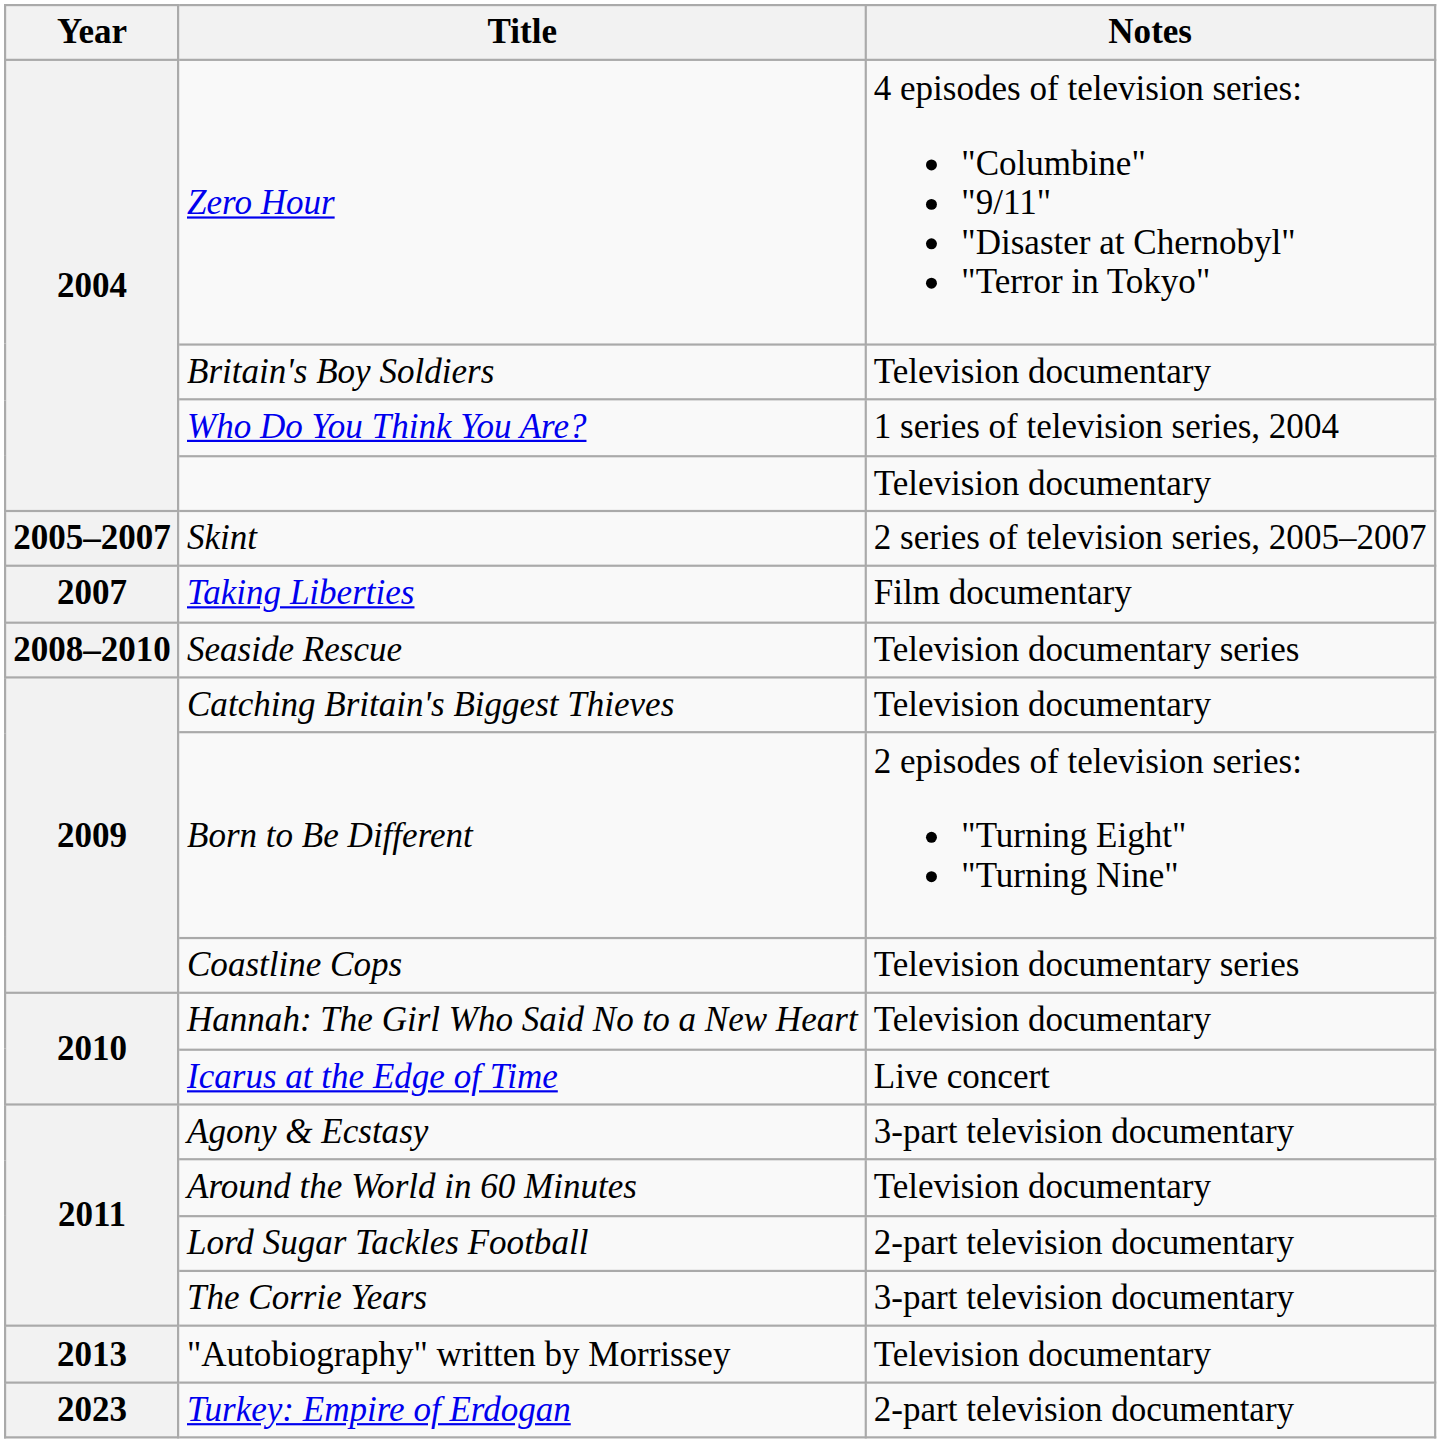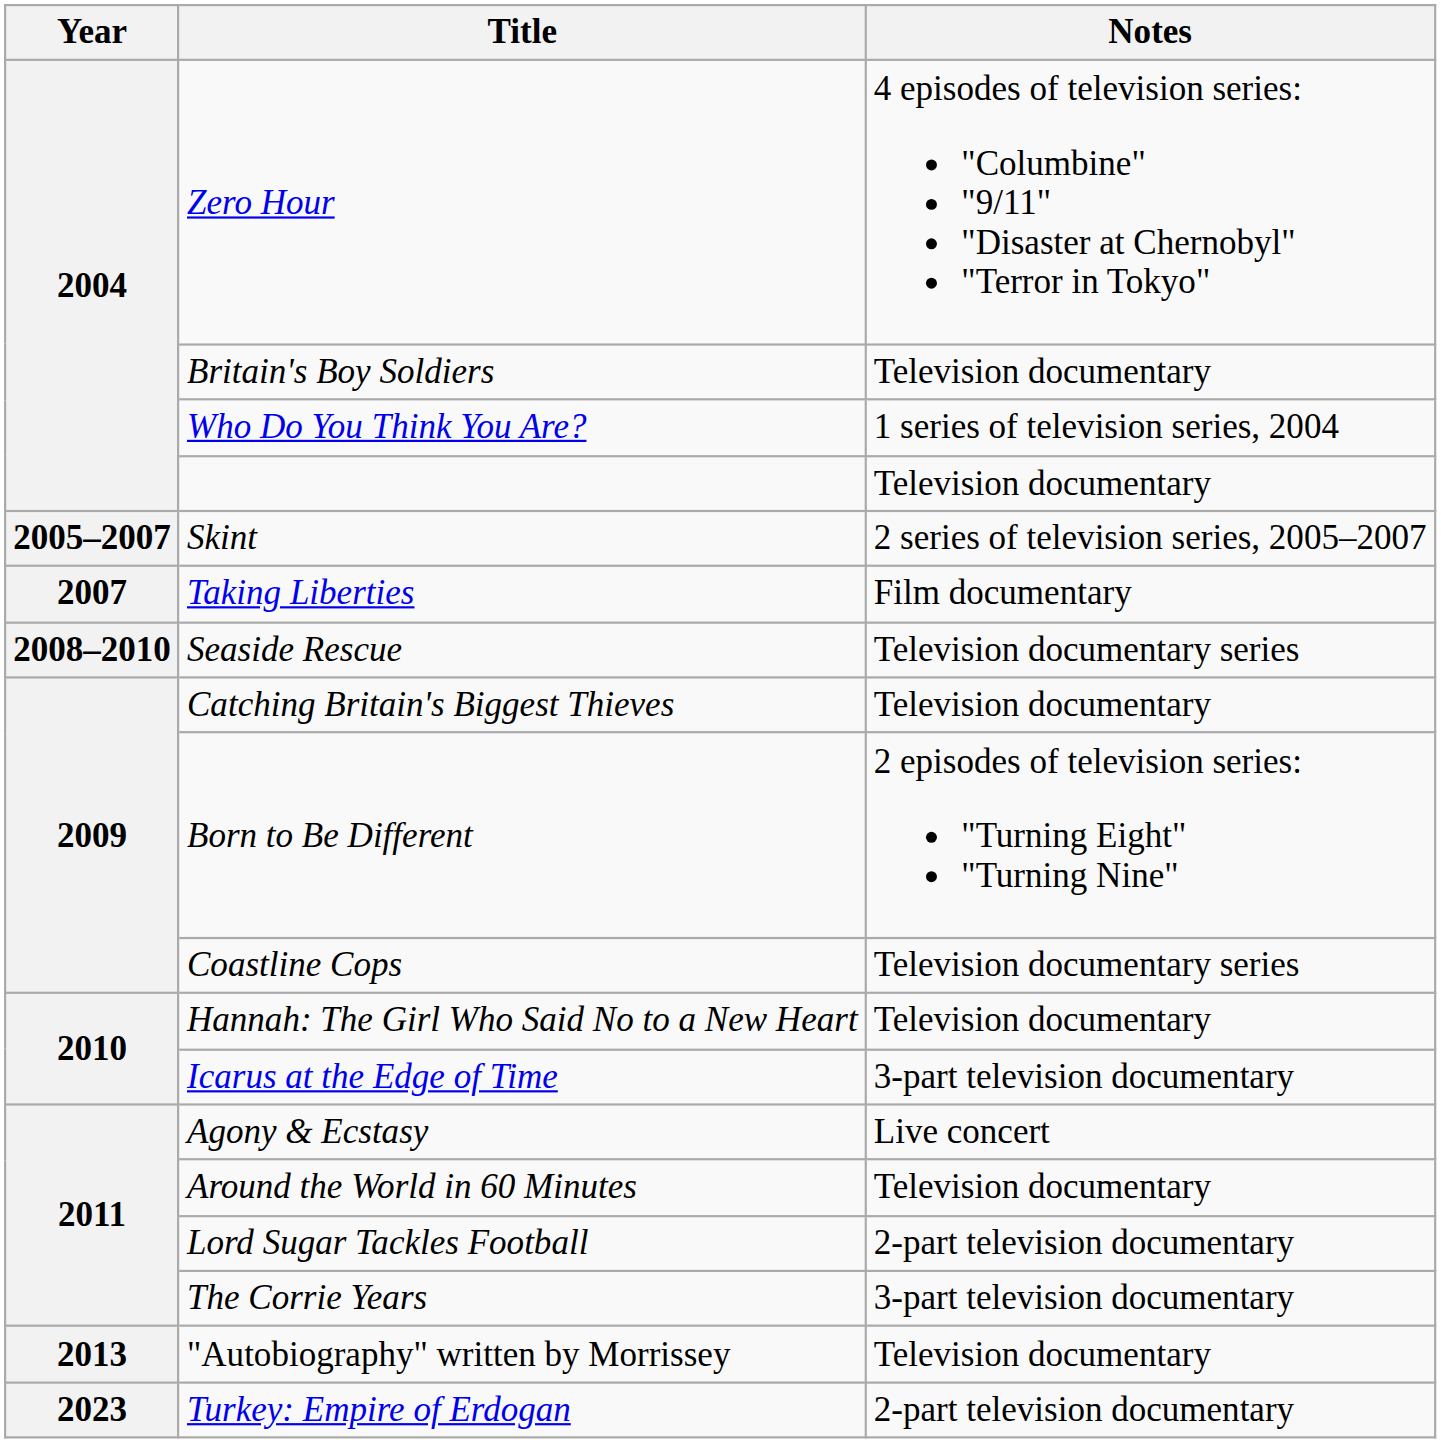(962, 1075) Live concert -> (1084, 1075) 3-part television documentary
(1084, 1131) 3-part television documentary -> (962, 1131) Live concert
